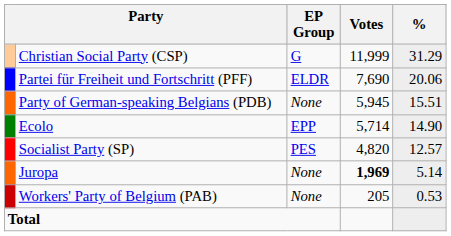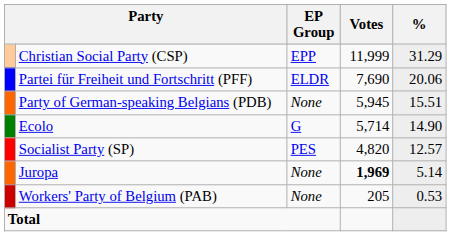(296, 56) G -> (303, 56) EPP
(303, 126) EPP -> (296, 126) G
